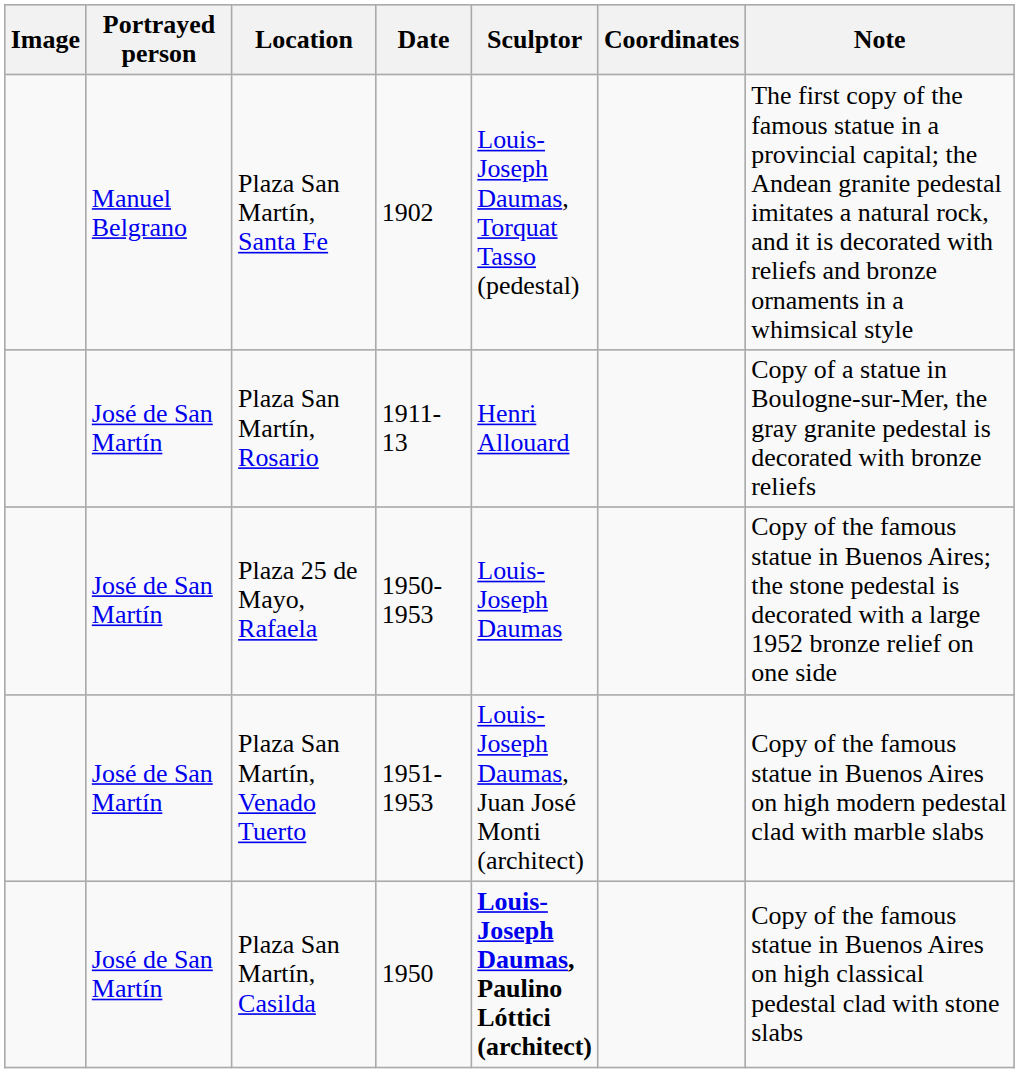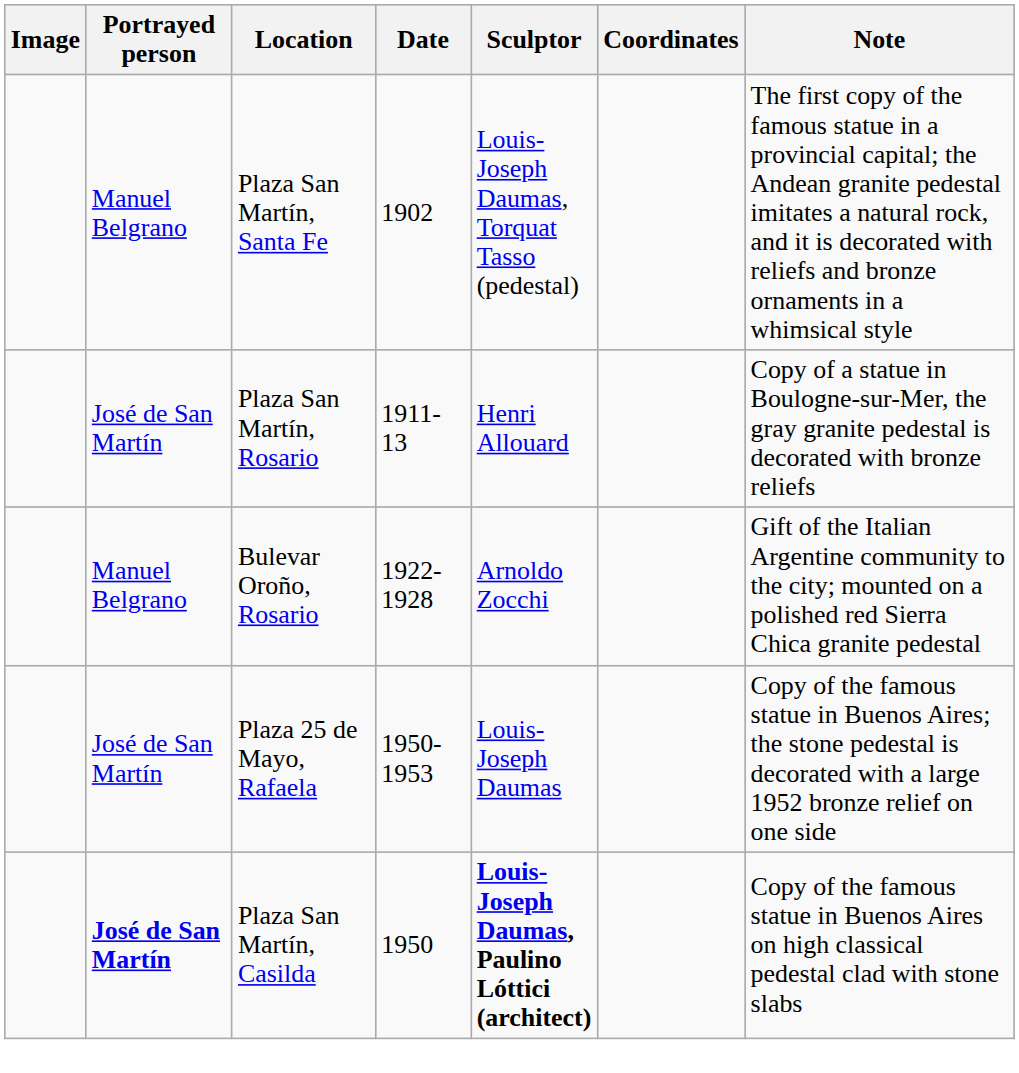+ row: (279, 585)
- row: (289, 787)
(152, 974) normal -> (156, 945) bold
